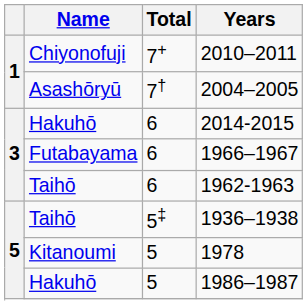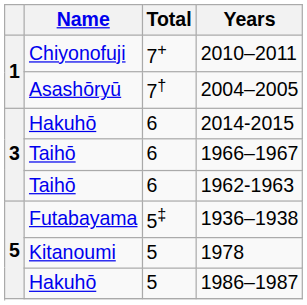(83, 154) Futabayama -> (52, 154) Taihō
(52, 218) Taihō -> (83, 218) Futabayama
